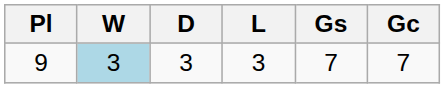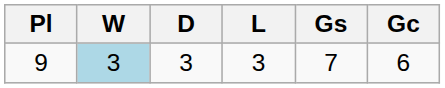(403, 62) 7 -> (403, 62) 6
